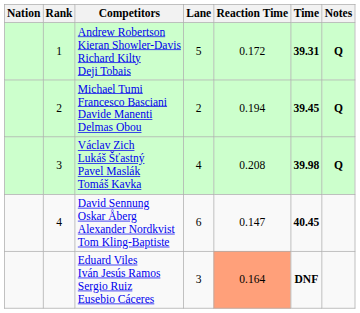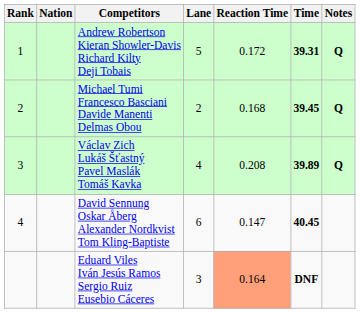columns swapped: (59, 13) <-> (24, 13)
(252, 108) 0.194 -> (252, 108) 0.168
(306, 165) 39.98 -> (306, 165) 39.89
